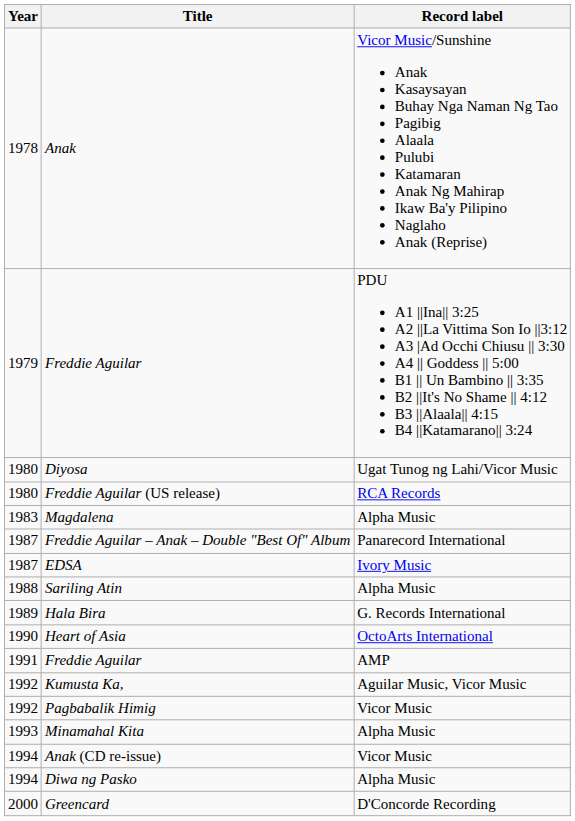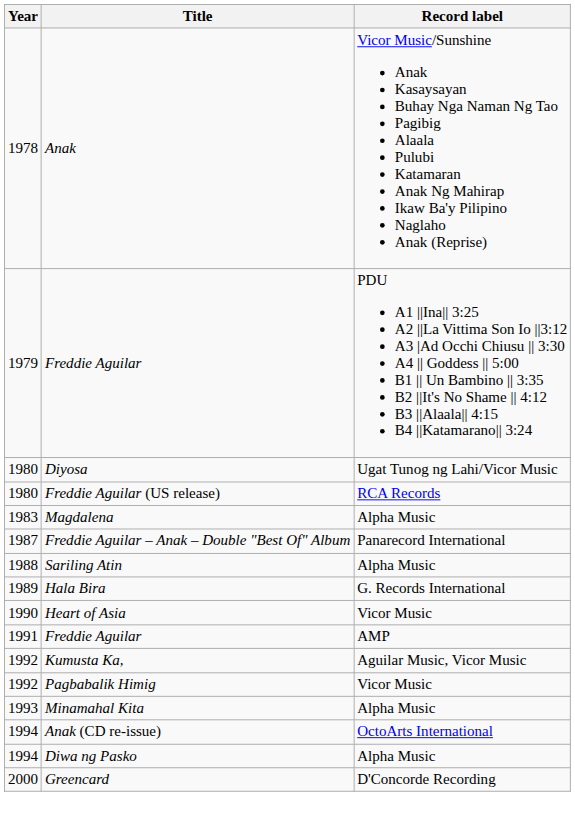- row: (23, 565)
(425, 636) OctoArts International -> (395, 612) Vicor Music
(395, 755) Vicor Music -> (425, 732) OctoArts International
